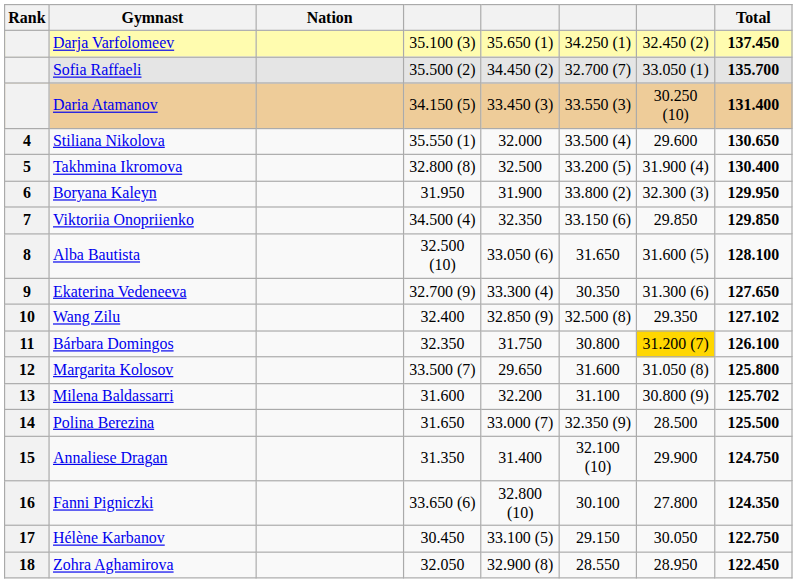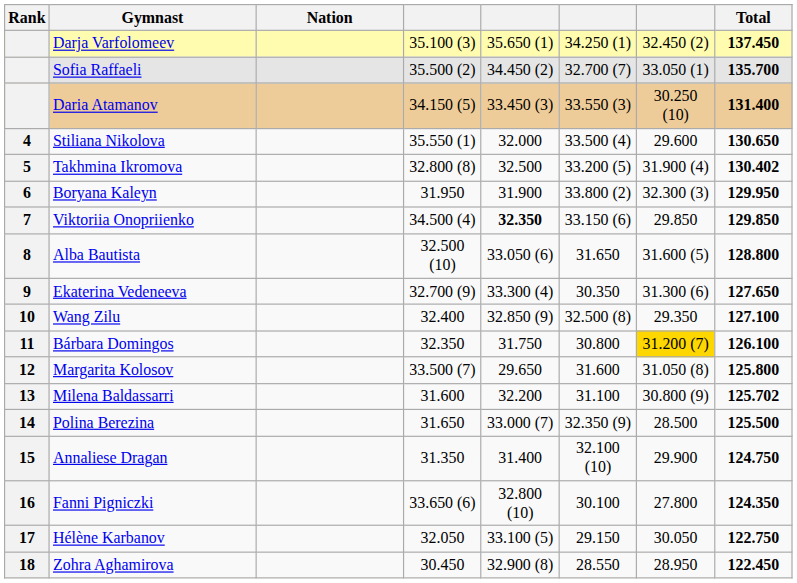(753, 167) 130.400 -> (753, 167) 130.402
(520, 219) normal -> (520, 219) bold
(753, 255) 128.100 -> (753, 255) 128.800
(753, 317) 127.102 -> (753, 317) 127.100
(442, 538) 30.450 -> (442, 538) 32.050
(442, 564) 32.050 -> (442, 564) 30.450
